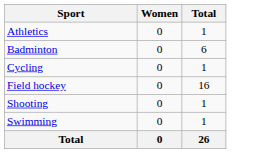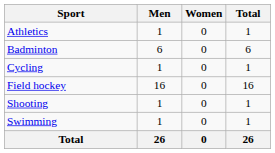+ column: (160, 13)
